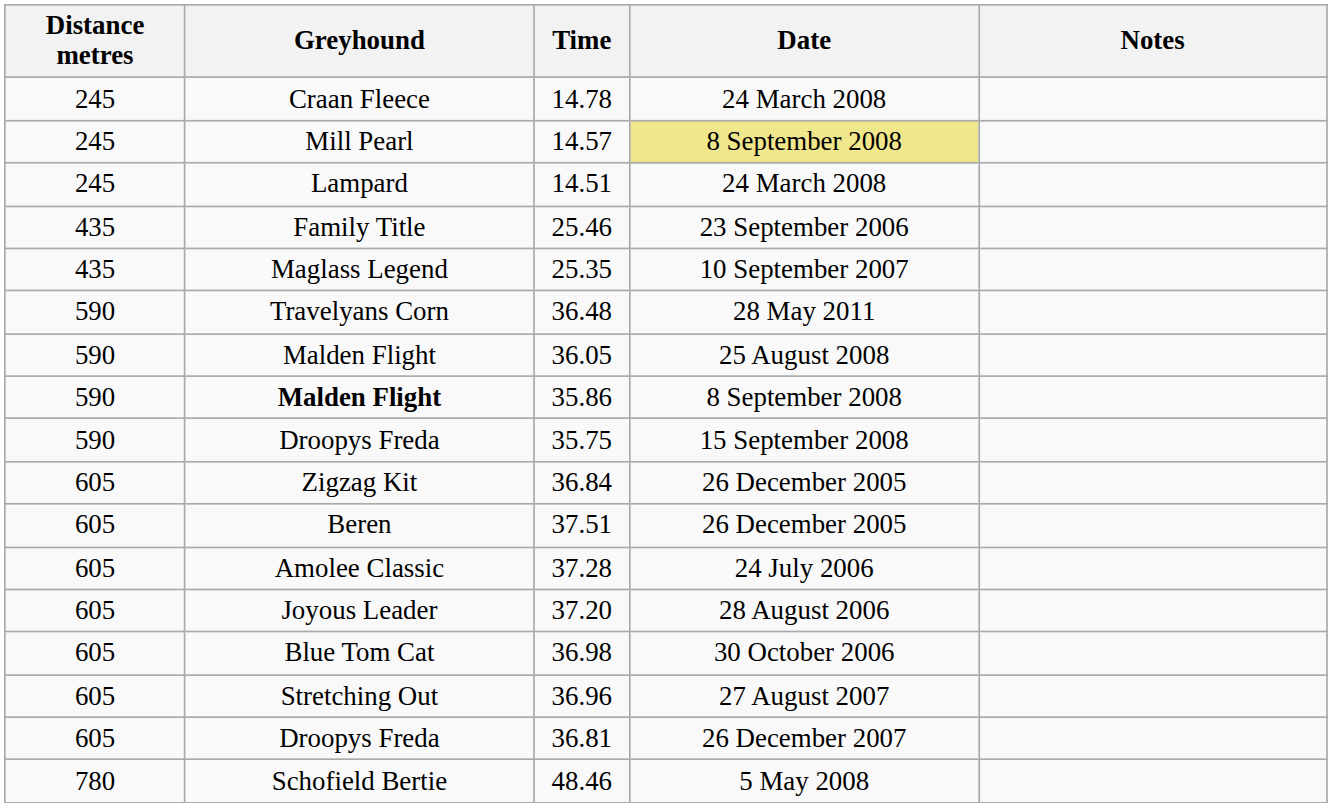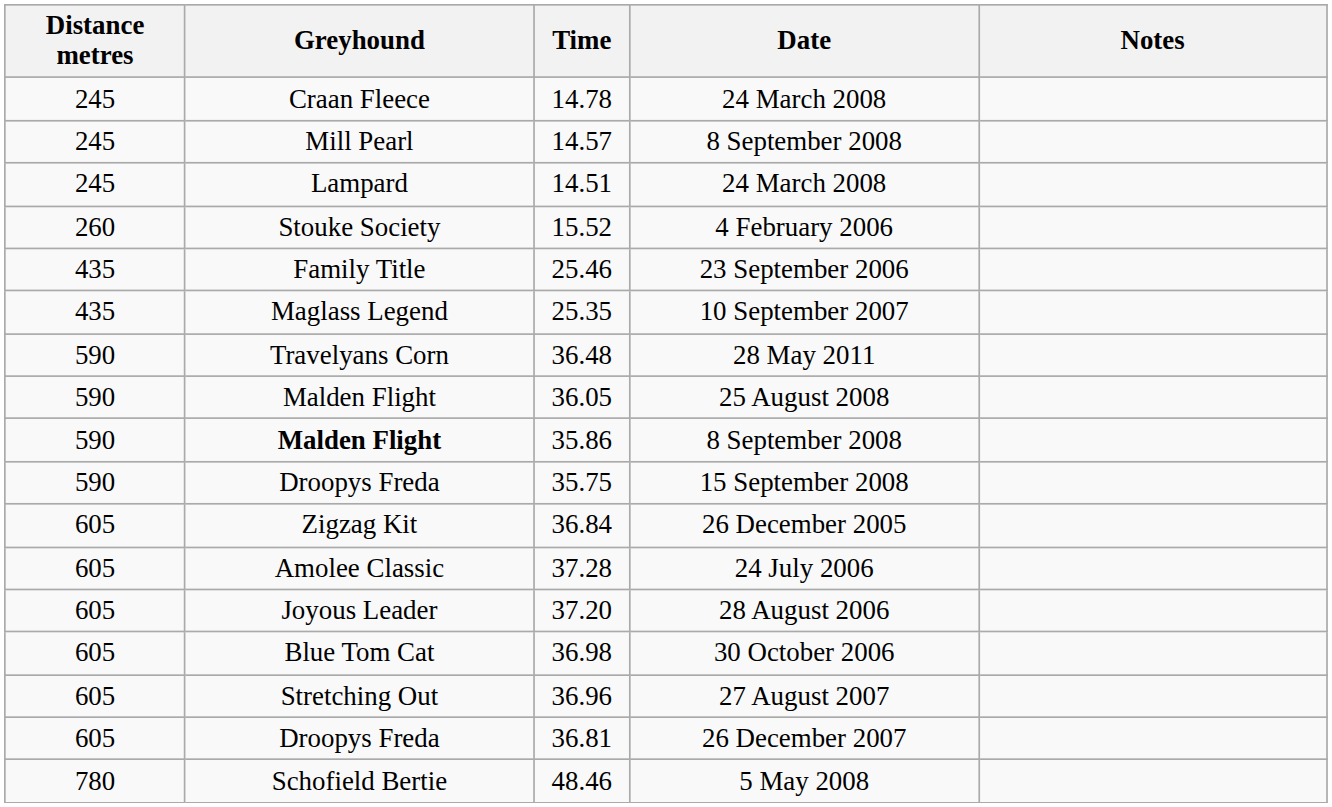(804, 141) khaki background -> (804, 141) no background
+ row: (582, 226)
- row: (582, 524)
